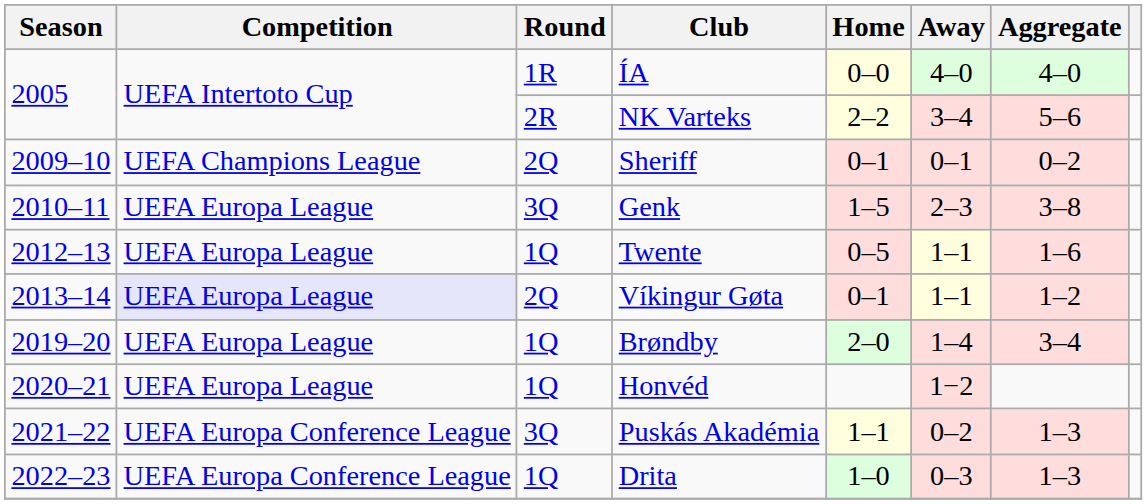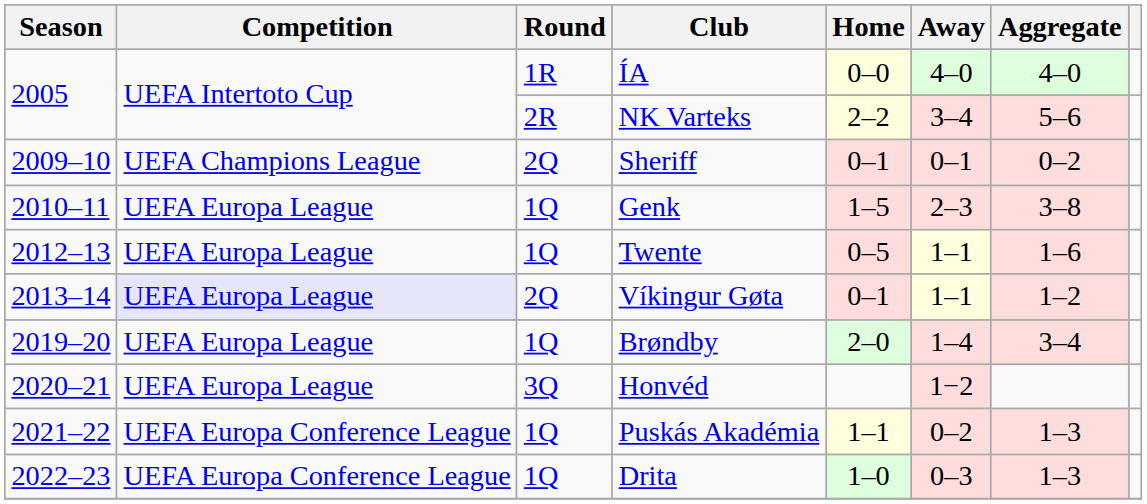(541, 206) 3Q -> (541, 206) 1Q
(541, 386) 1Q -> (541, 386) 3Q
(541, 431) 3Q -> (541, 431) 1Q
